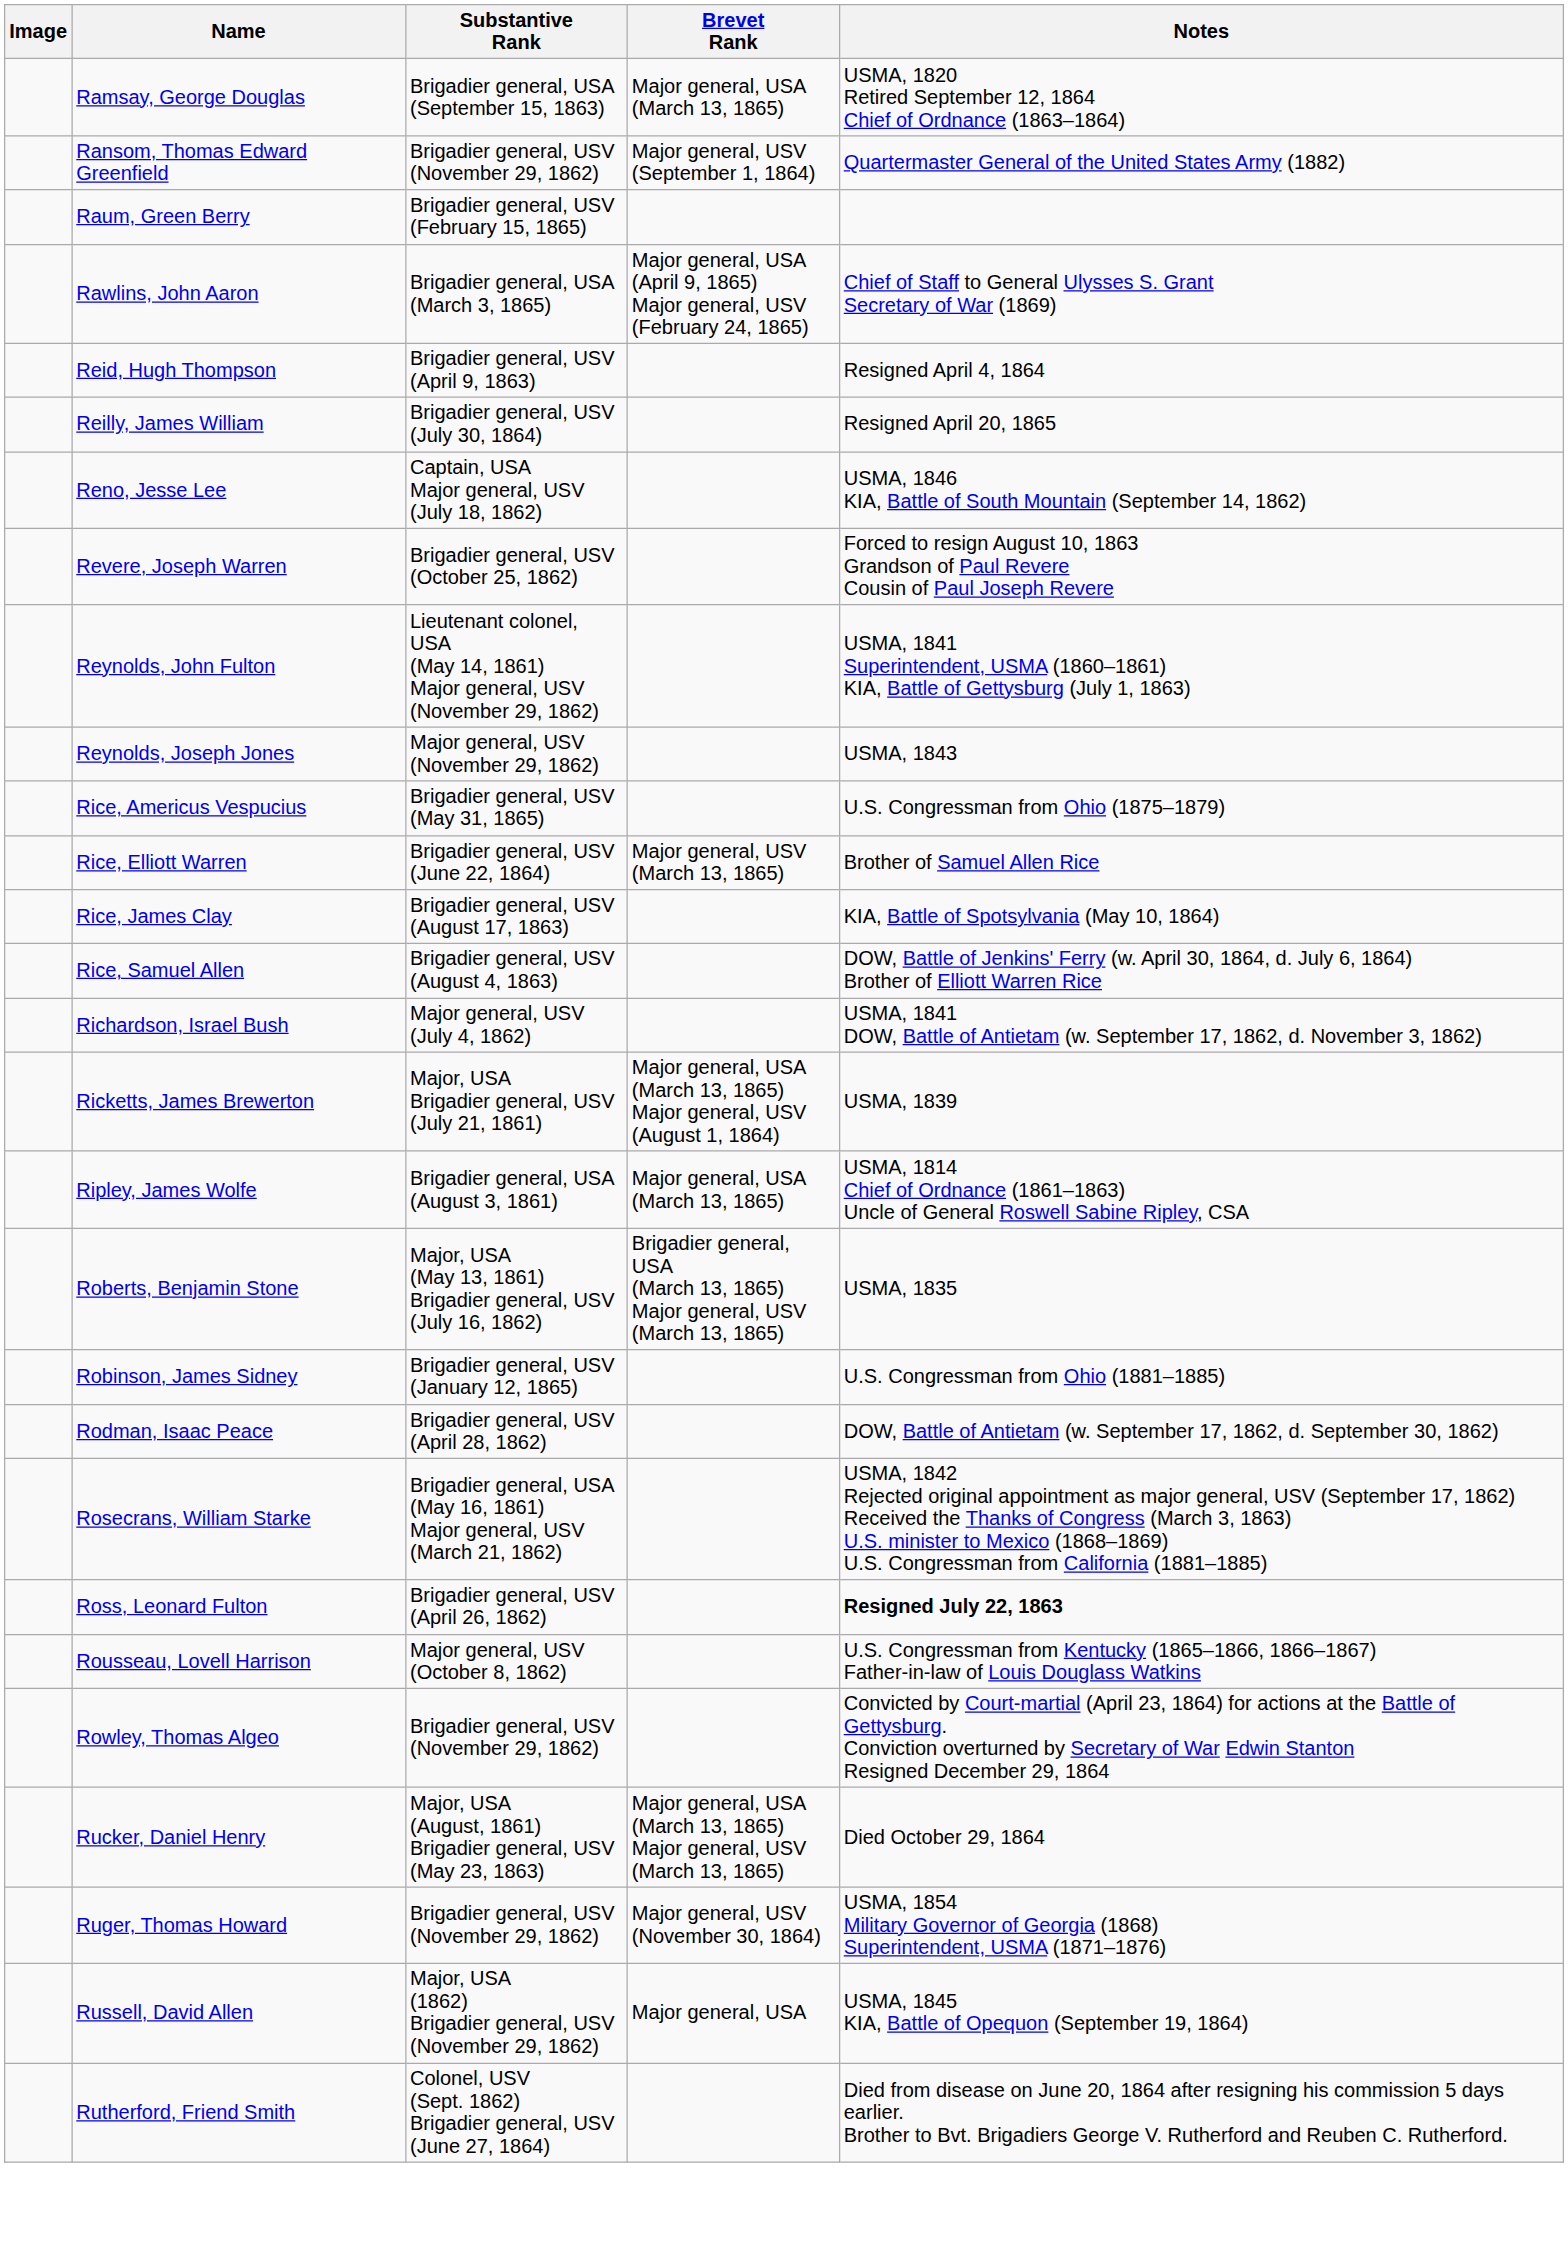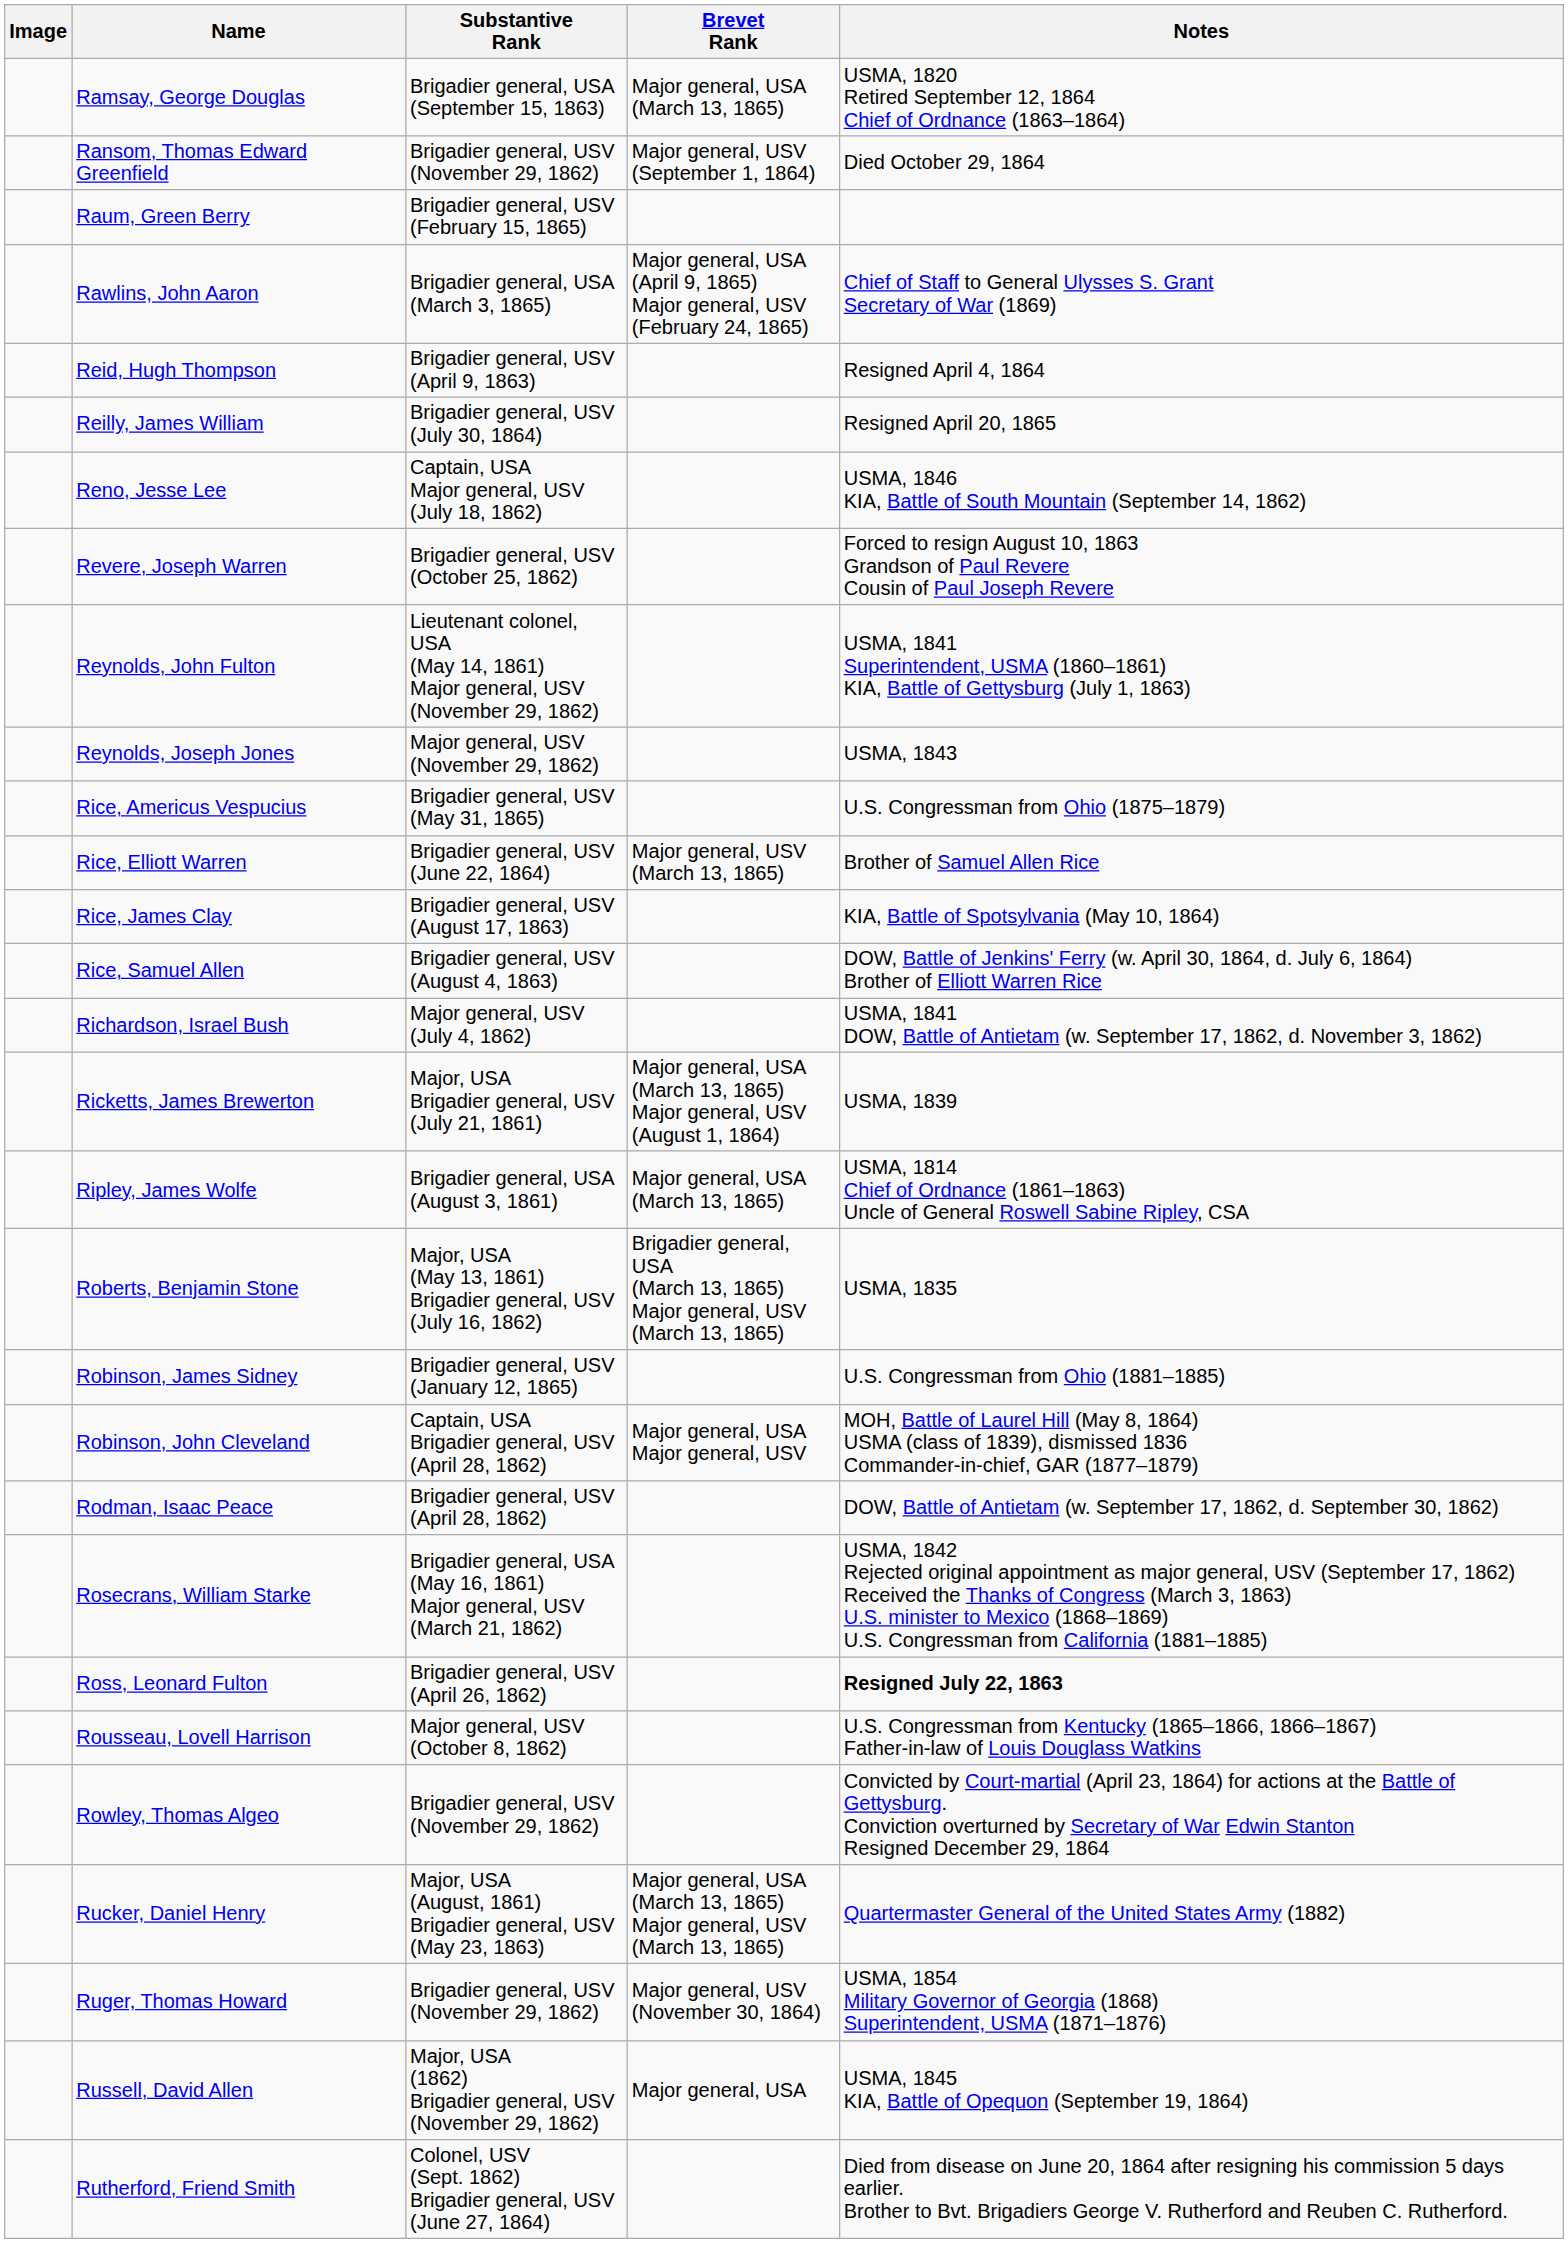(1094, 162) Quartermaster General of the United States Army (1882) -> (944, 162) Died October 29, 1864
+ row: (193, 1442)
(944, 1837) Died October 29, 1864 -> (1094, 1913) Quartermaster General of the United States Army (1882)
